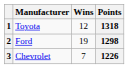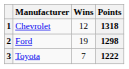(28, 26) Toyota -> (33, 26) Chevrolet
(33, 55) Chevrolet -> (28, 55) Toyota
(110, 55) 1226 -> (110, 55) 1222
